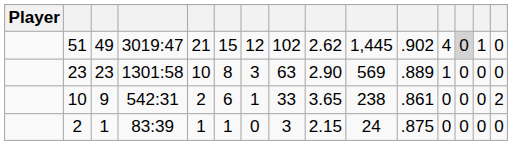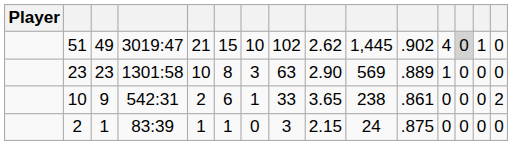(255, 45) 12 -> (255, 45) 10
